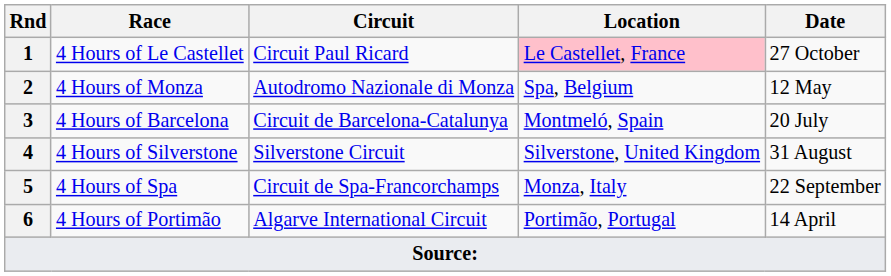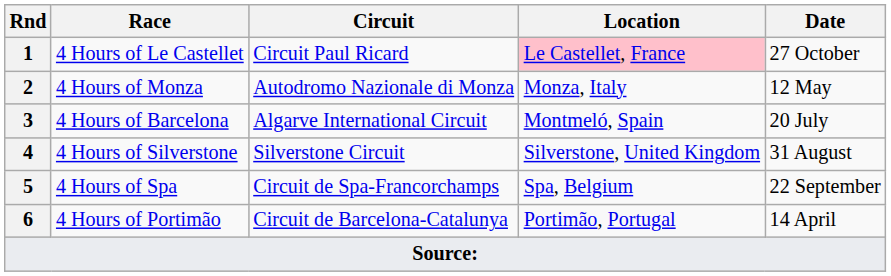(578, 87) Spa, Belgium -> (575, 87) Monza, Italy
(381, 120) Circuit de Barcelona-Catalunya -> (370, 120) Algarve International Circuit
(575, 186) Monza, Italy -> (578, 186) Spa, Belgium
(370, 219) Algarve International Circuit -> (381, 219) Circuit de Barcelona-Catalunya
